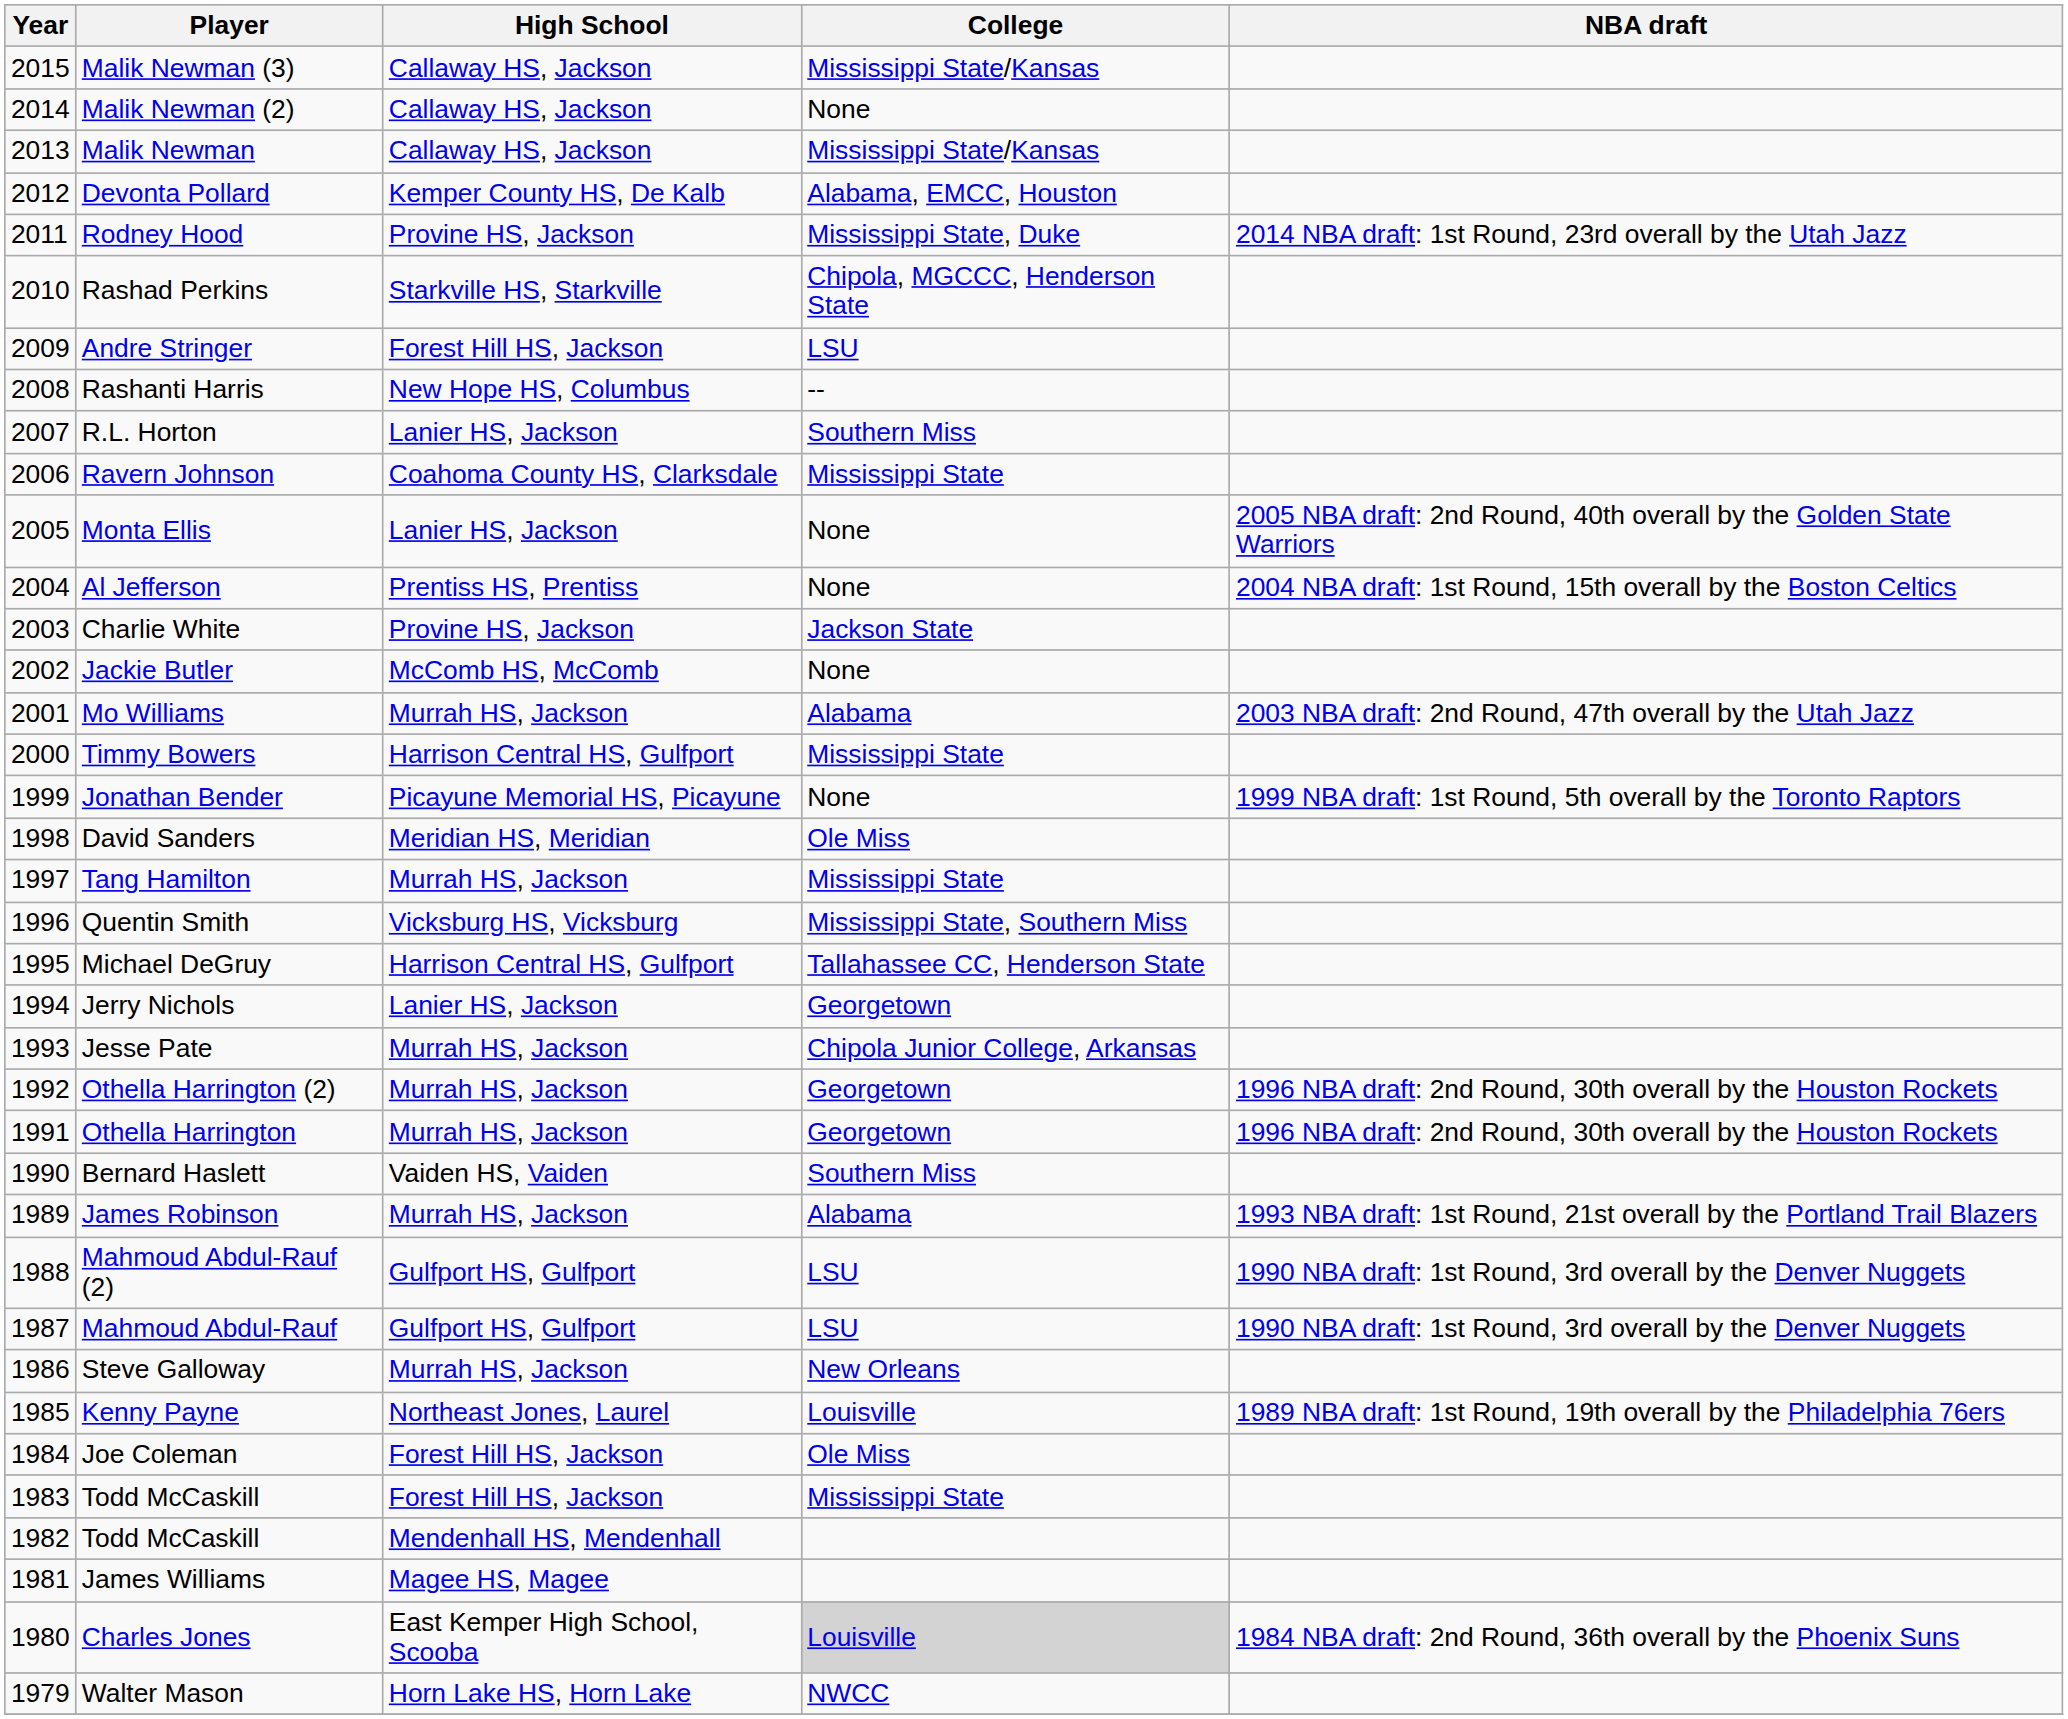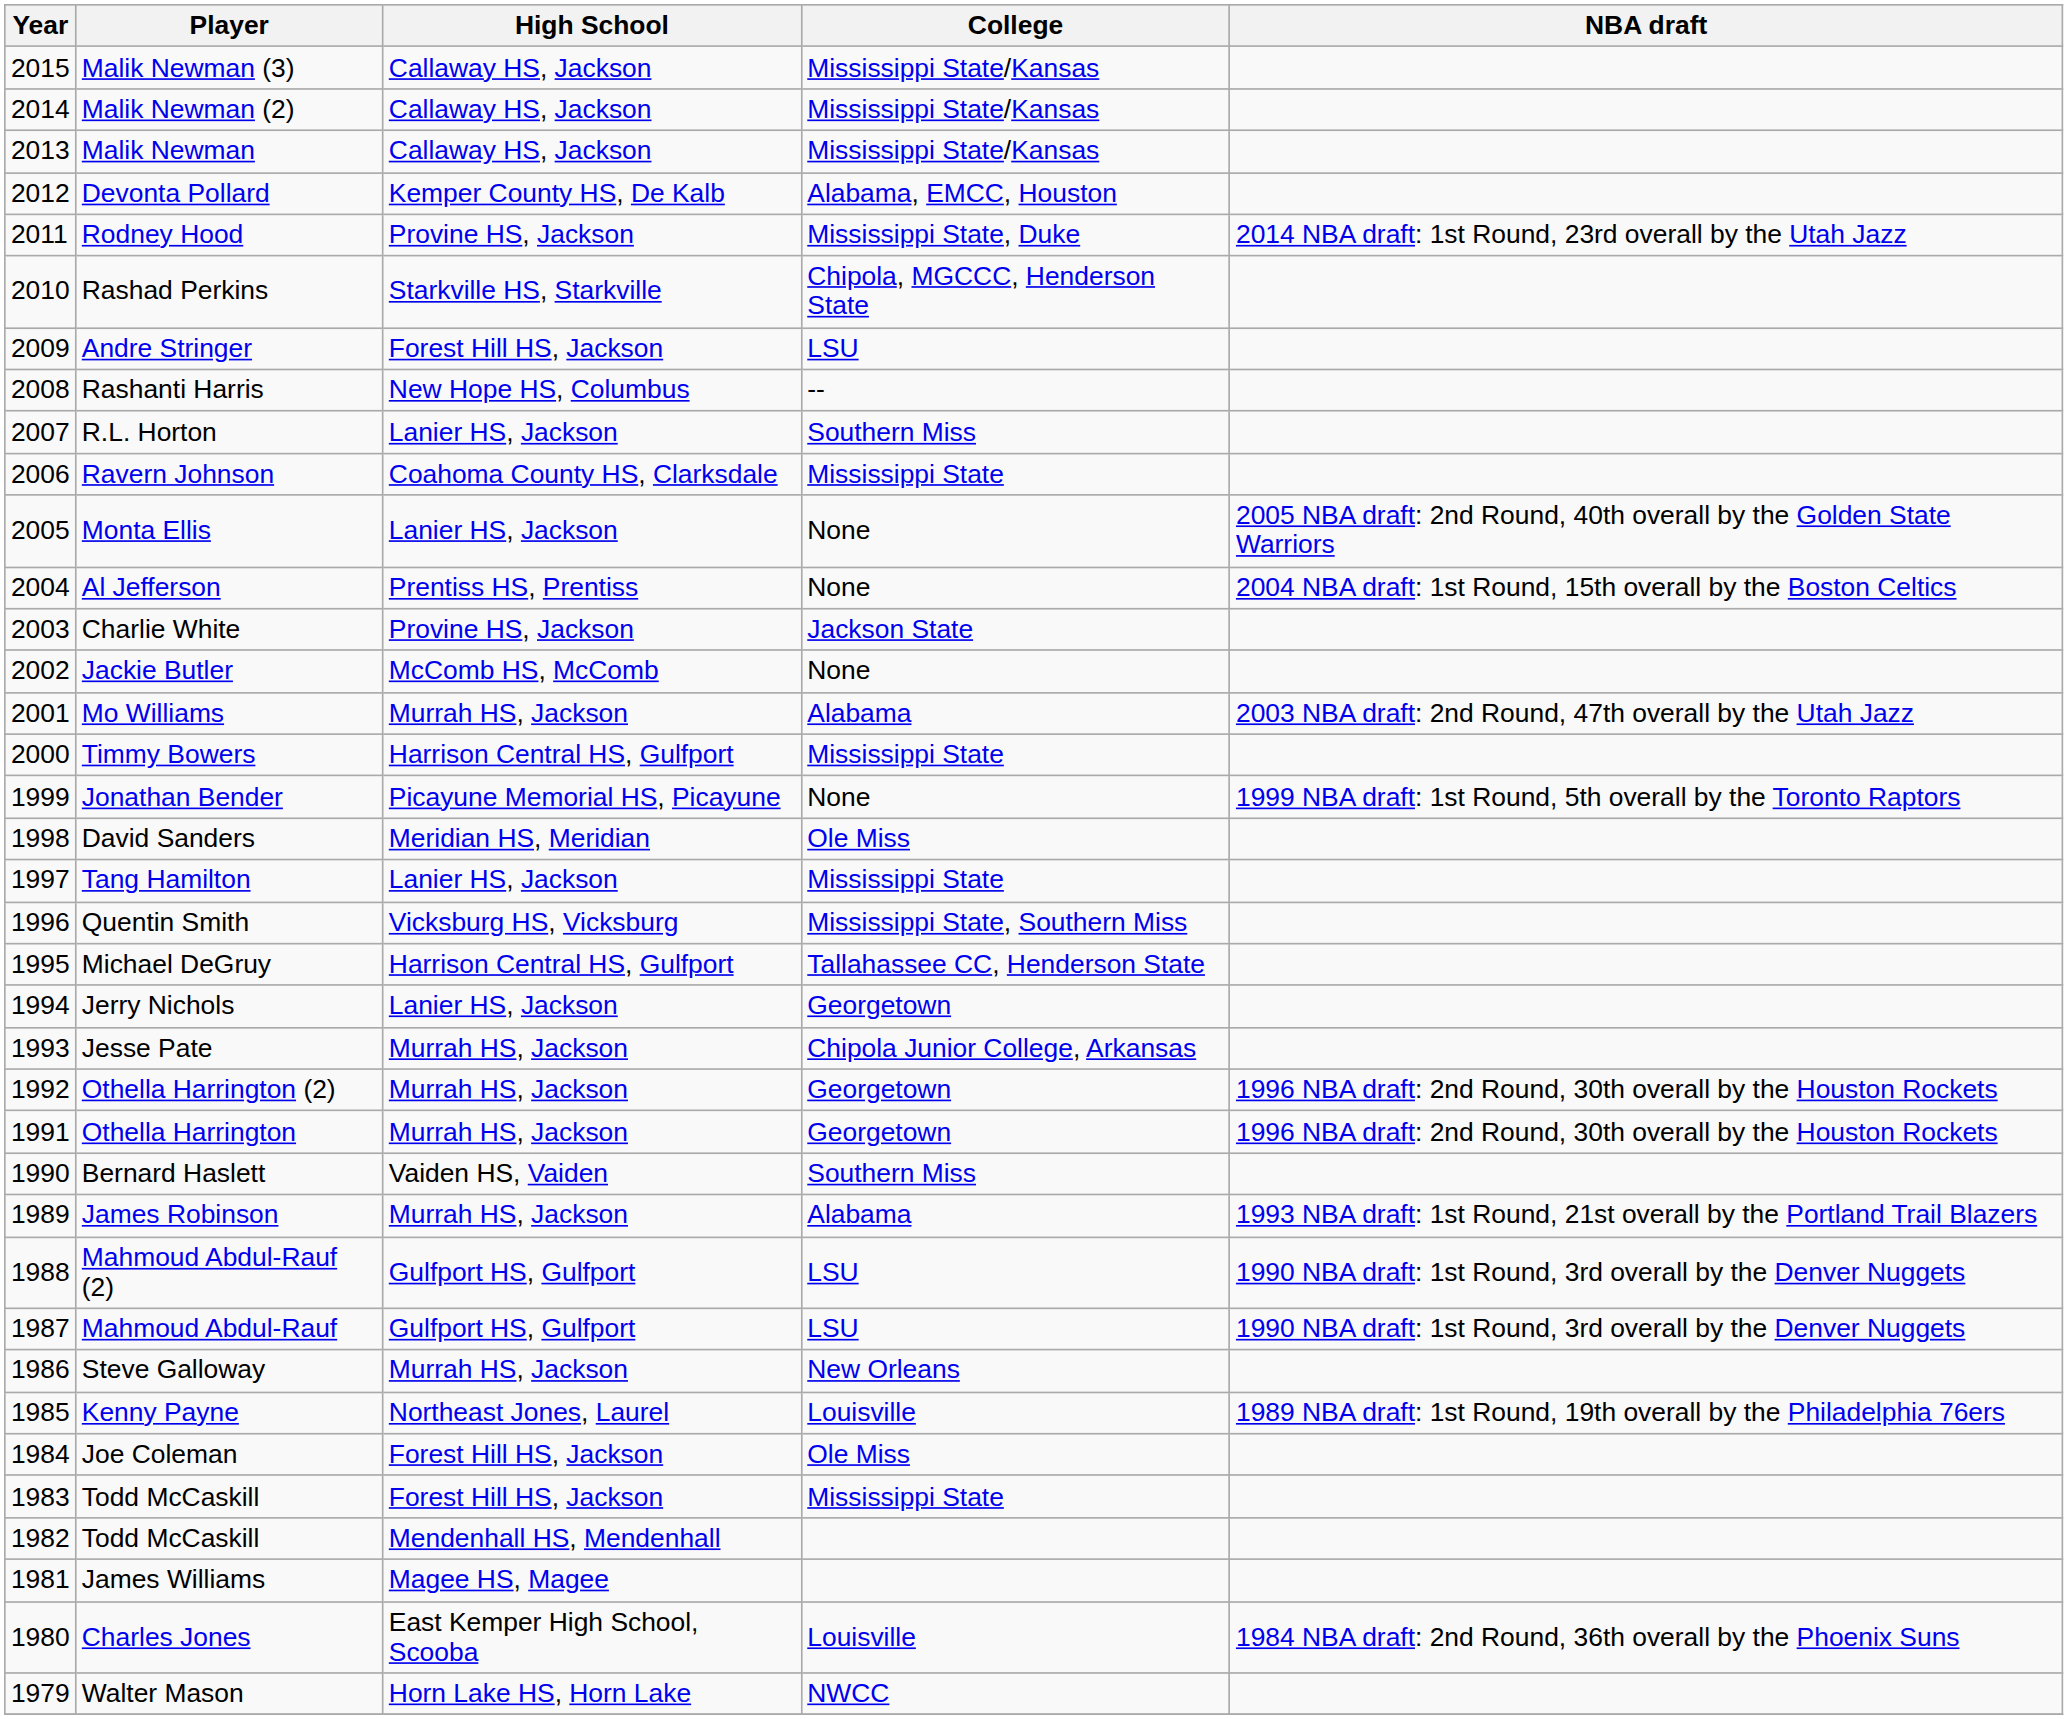(839, 109) None -> (953, 109) Mississippi State/Kansas
(508, 880) Murrah HS, Jackson -> (503, 880) Lanier HS, Jackson
(862, 1636) lightgrey background -> (862, 1636) no background
